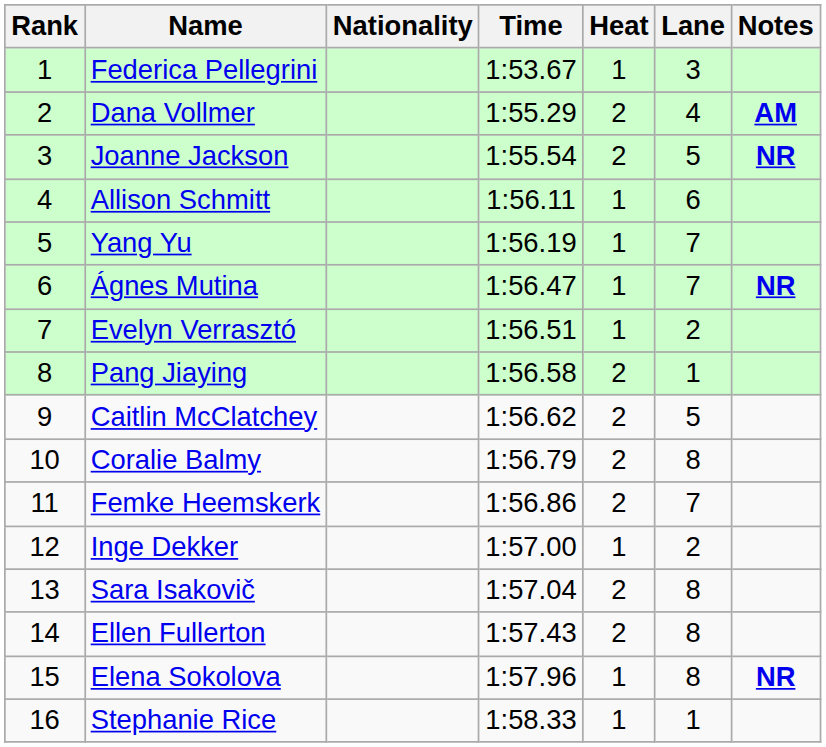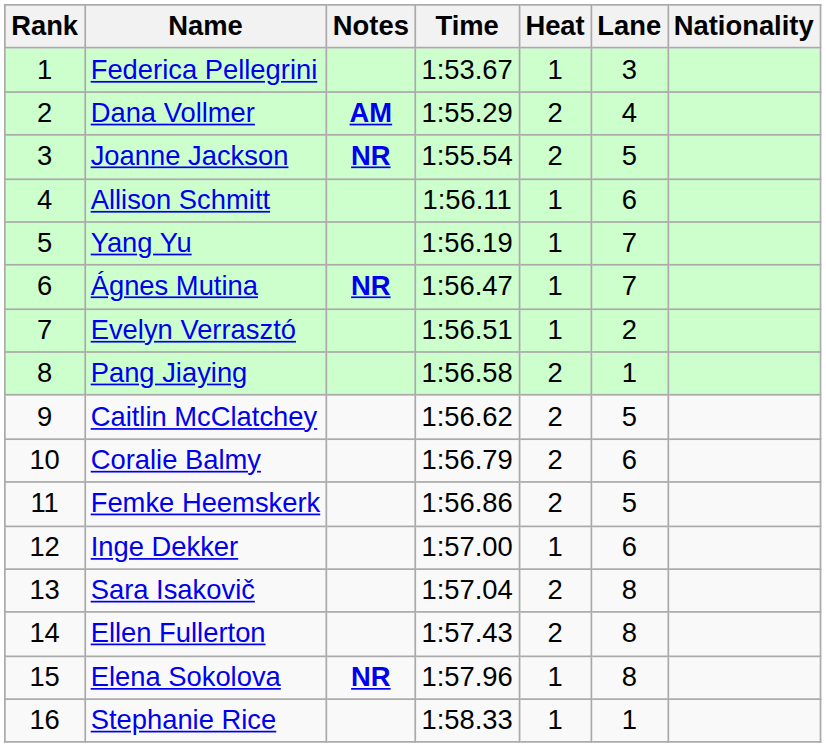columns swapped: (403, 26) <-> (776, 26)
(693, 460) 8 -> (629, 460) 6
(693, 503) 7 -> (629, 503) 5
(693, 546) 2 -> (629, 546) 6
